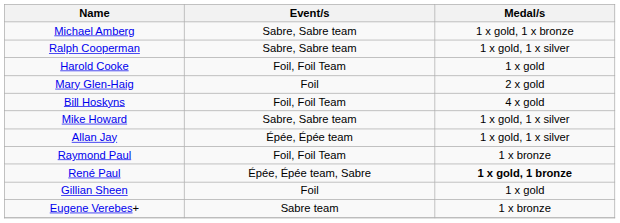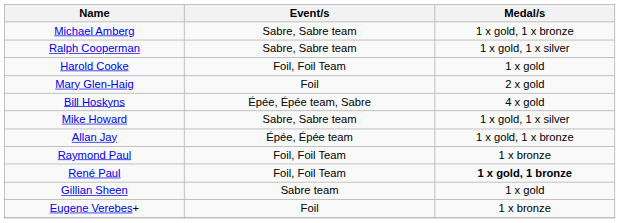(310, 102) Foil, Foil Team -> (310, 102) Épée, Épée team, Sabre
(525, 137) 1 x gold, 1 x silver -> (525, 137) 1 x gold, 1 x bronze
(310, 173) Épée, Épée team, Sabre -> (310, 173) Foil, Foil Team
(310, 191) Foil -> (310, 191) Sabre team
(310, 208) Sabre team -> (310, 208) Foil
